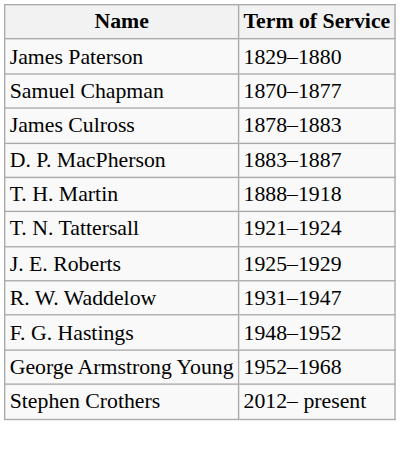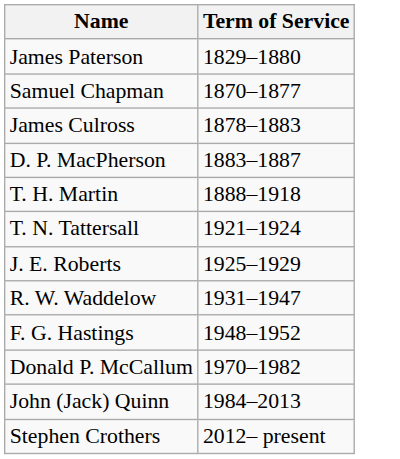- row: (122, 366)
+ row: (101, 366)
+ row: (89, 401)
